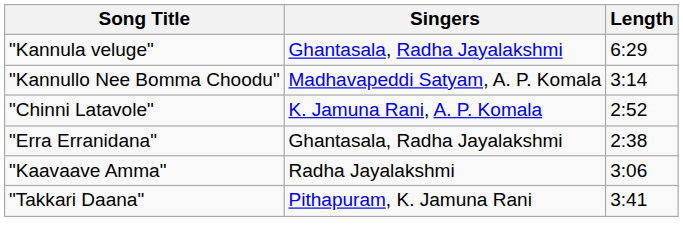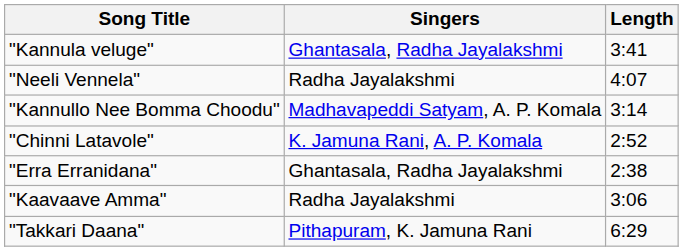(629, 49) 6:29 -> (629, 49) 3:41
+ row: (74, 79)
(629, 200) 3:41 -> (629, 230) 6:29
